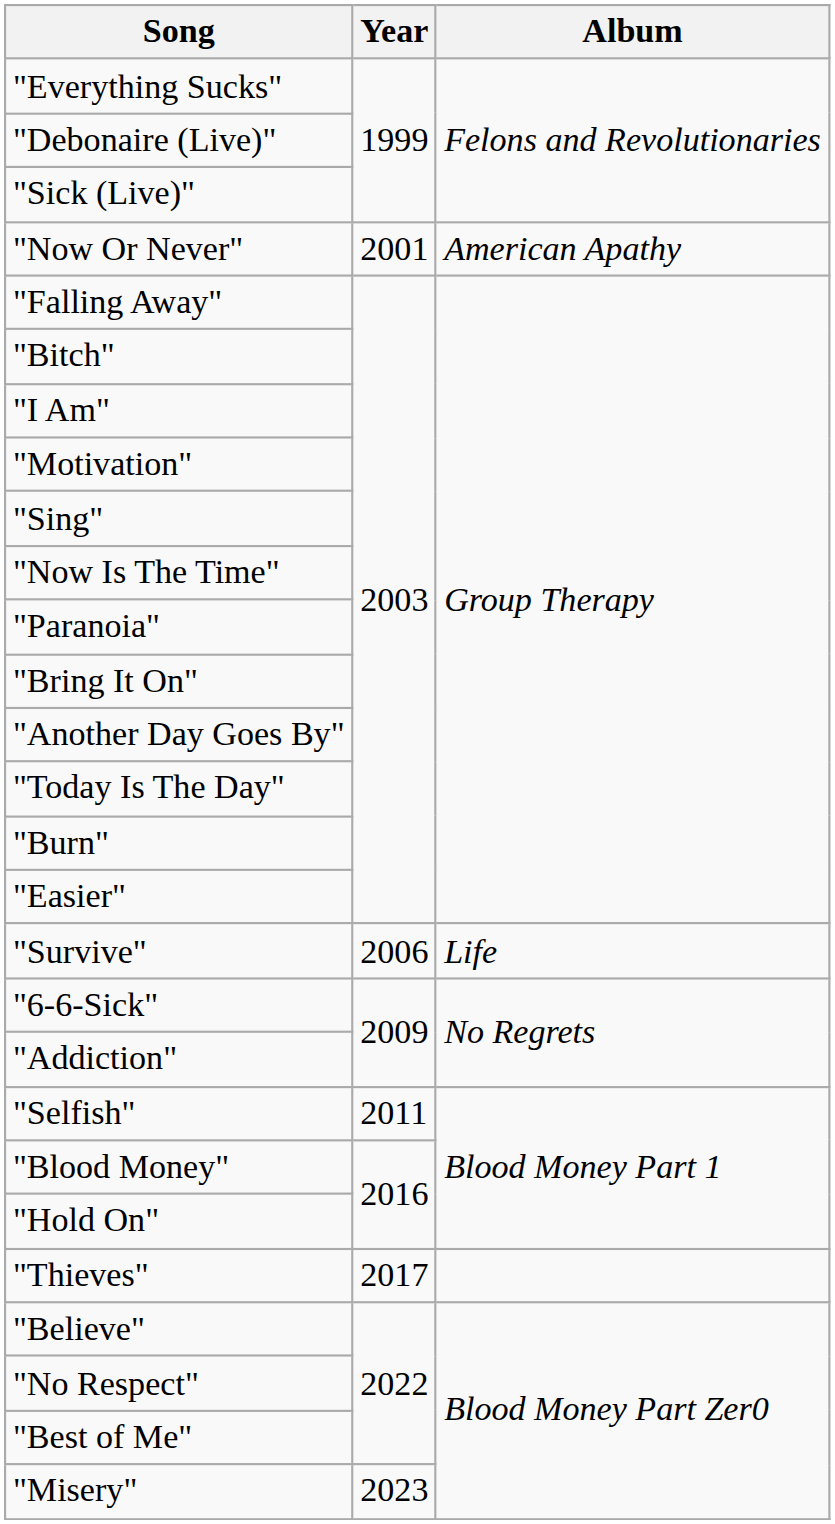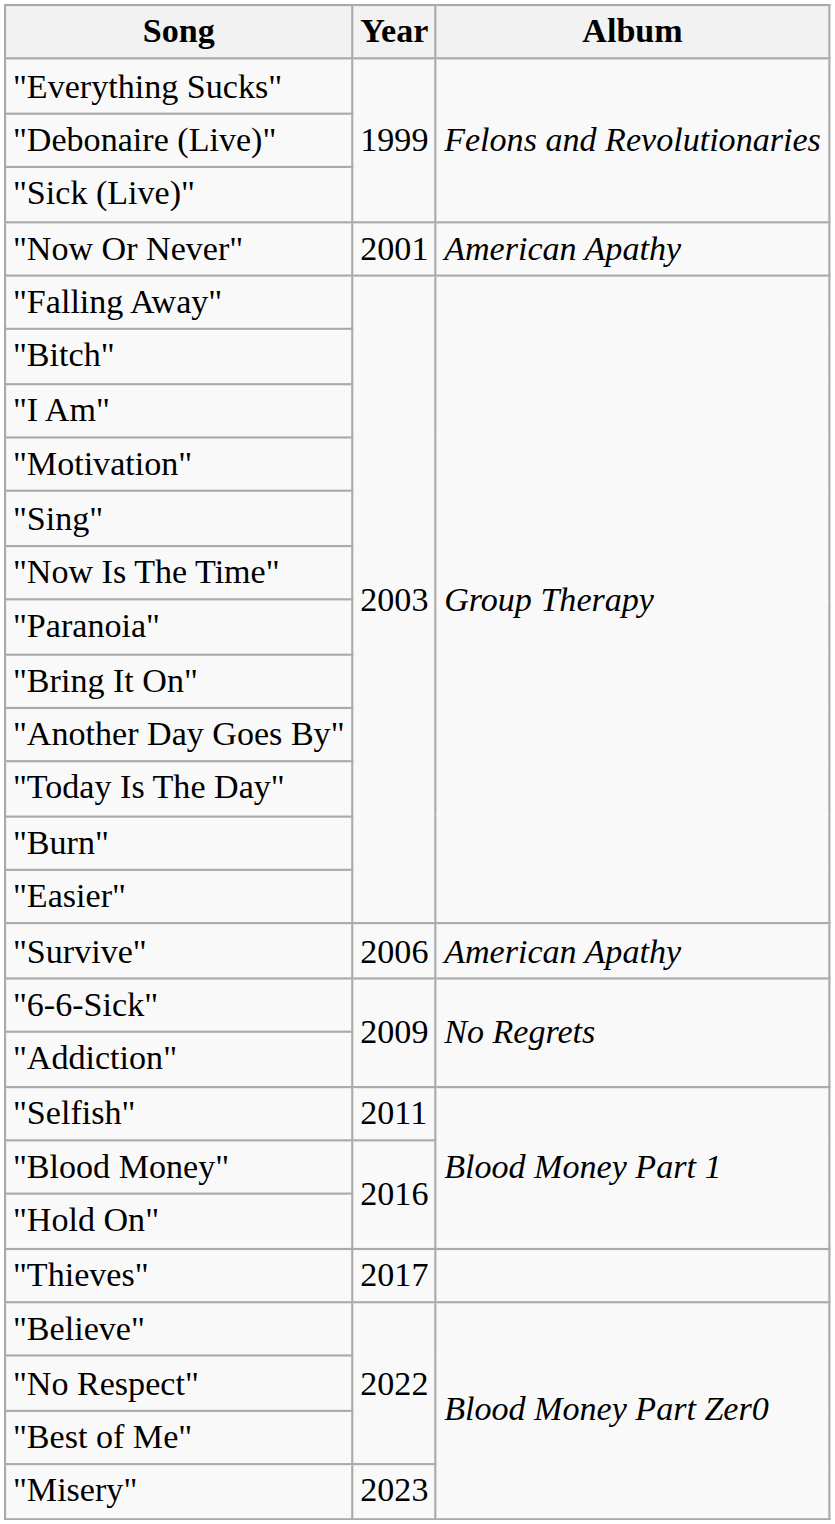(471, 950) Life -> (563, 950) American Apathy
